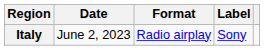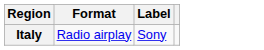- column: (94, 14)
